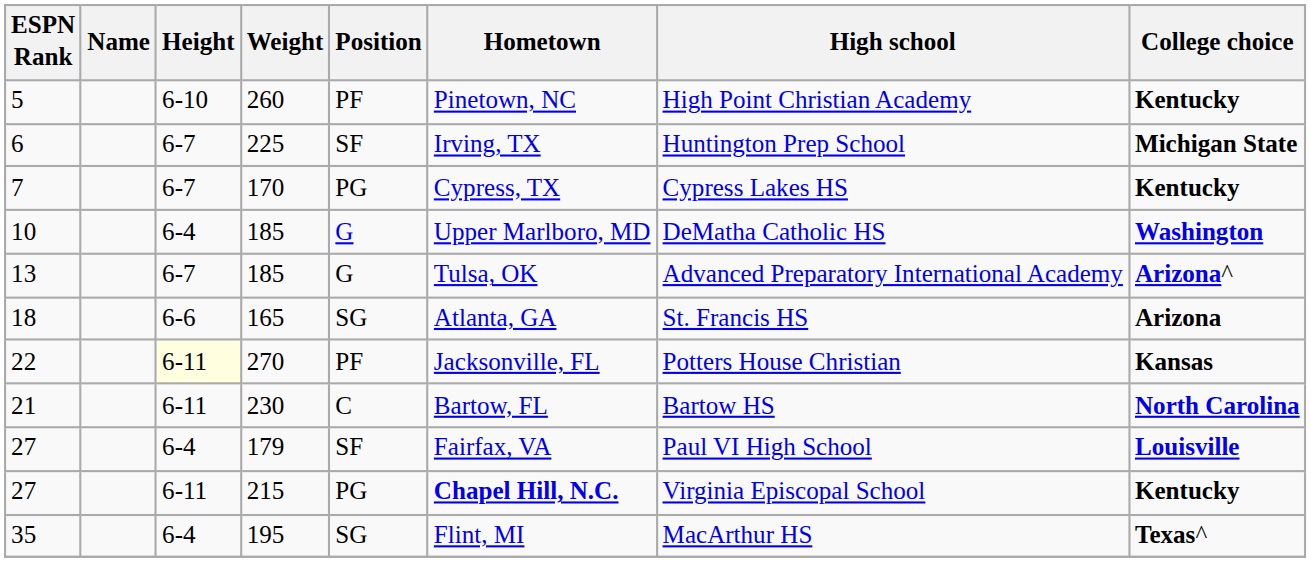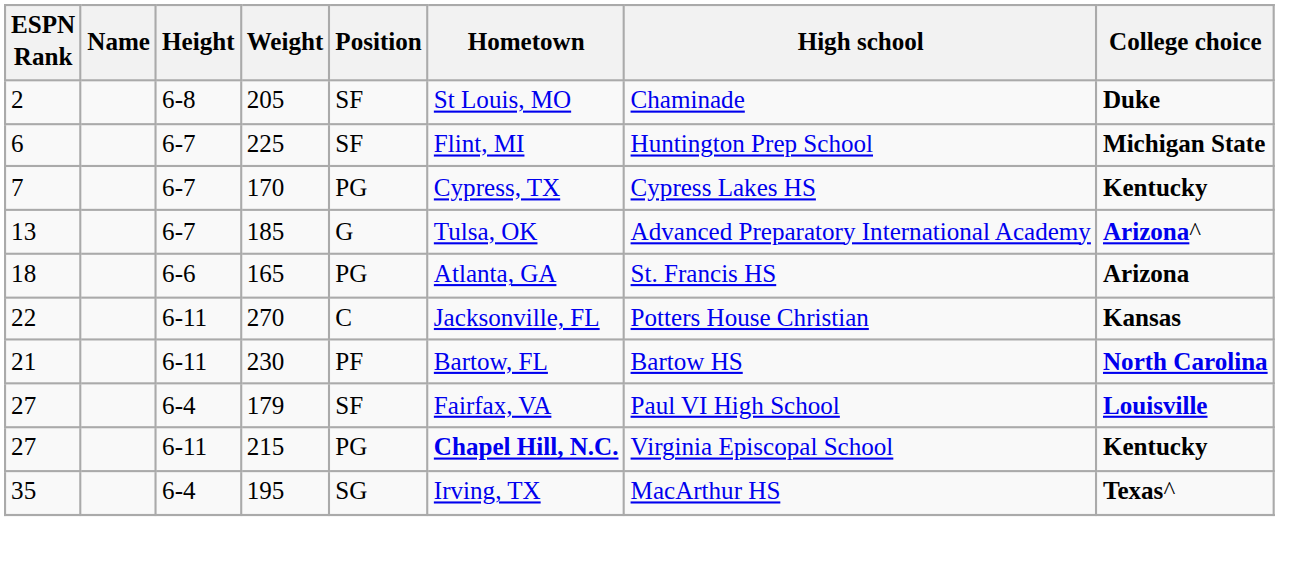+ row: (17, 100)
- row: (17, 100)
(487, 144) Irving, TX -> (479, 144) Flint, MI
- row: (24, 231)
(351, 318) SG -> (351, 274) PG
(185, 361) lightyellow background -> (185, 318) no background
(349, 361) PF -> (344, 318) C
(344, 405) C -> (349, 361) PF
(479, 535) Flint, MI -> (487, 491) Irving, TX
